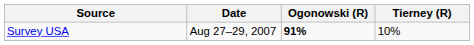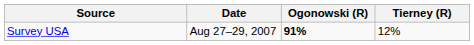(389, 31) 10% -> (389, 31) 12%
